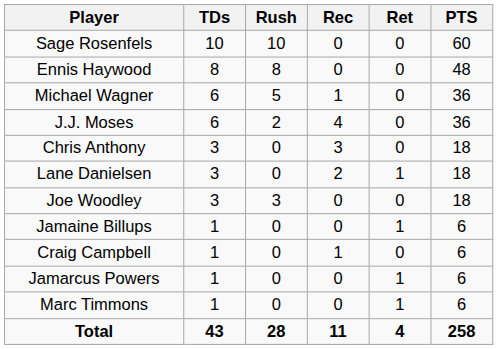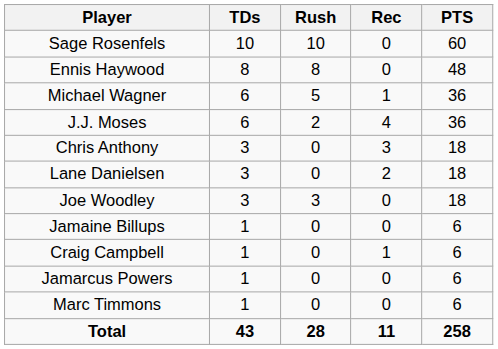- column: (400, 17)
